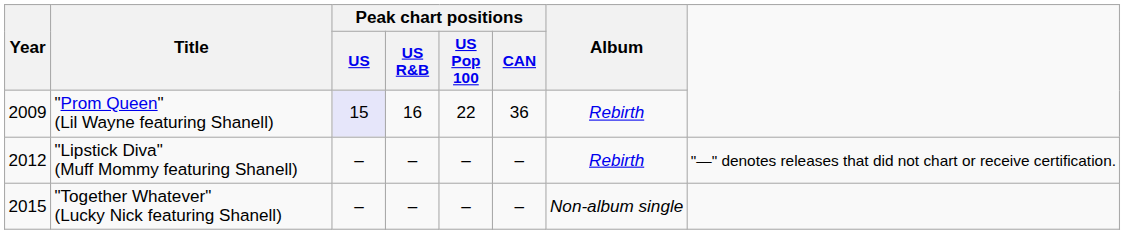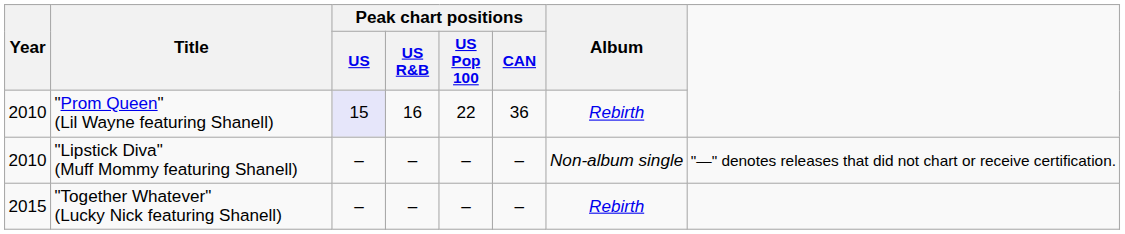(28, 113) 2009 -> (28, 113) 2010
(28, 159) 2012 -> (28, 159) 2010
(617, 159) Rebirth -> (617, 159) Non-album single
(617, 206) Non-album single -> (617, 206) Rebirth
